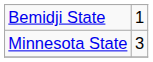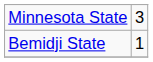rows swapped: (68, 43) <-> (57, 17)
